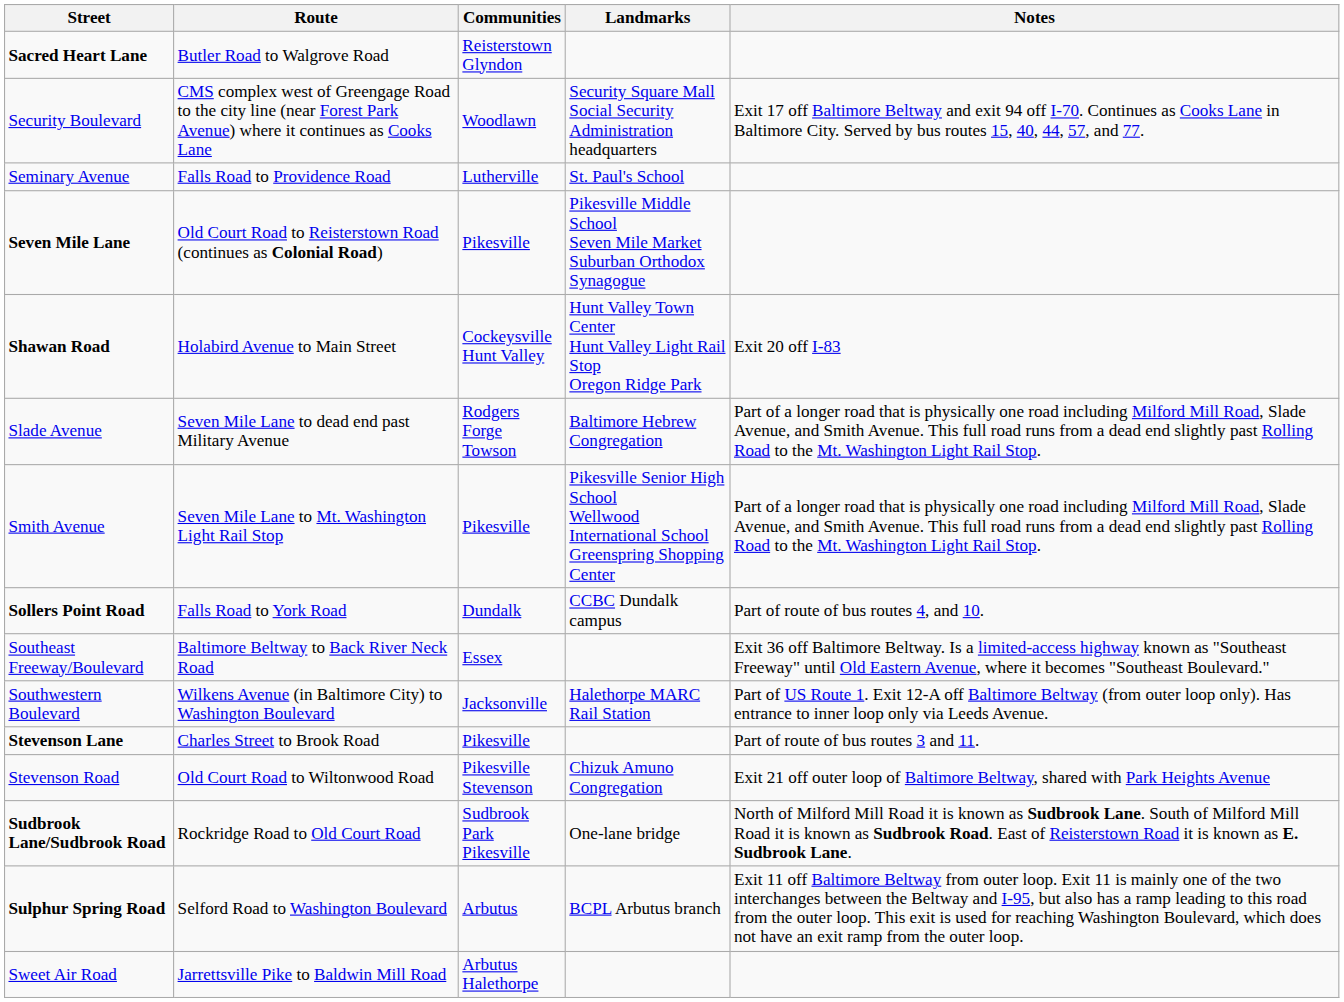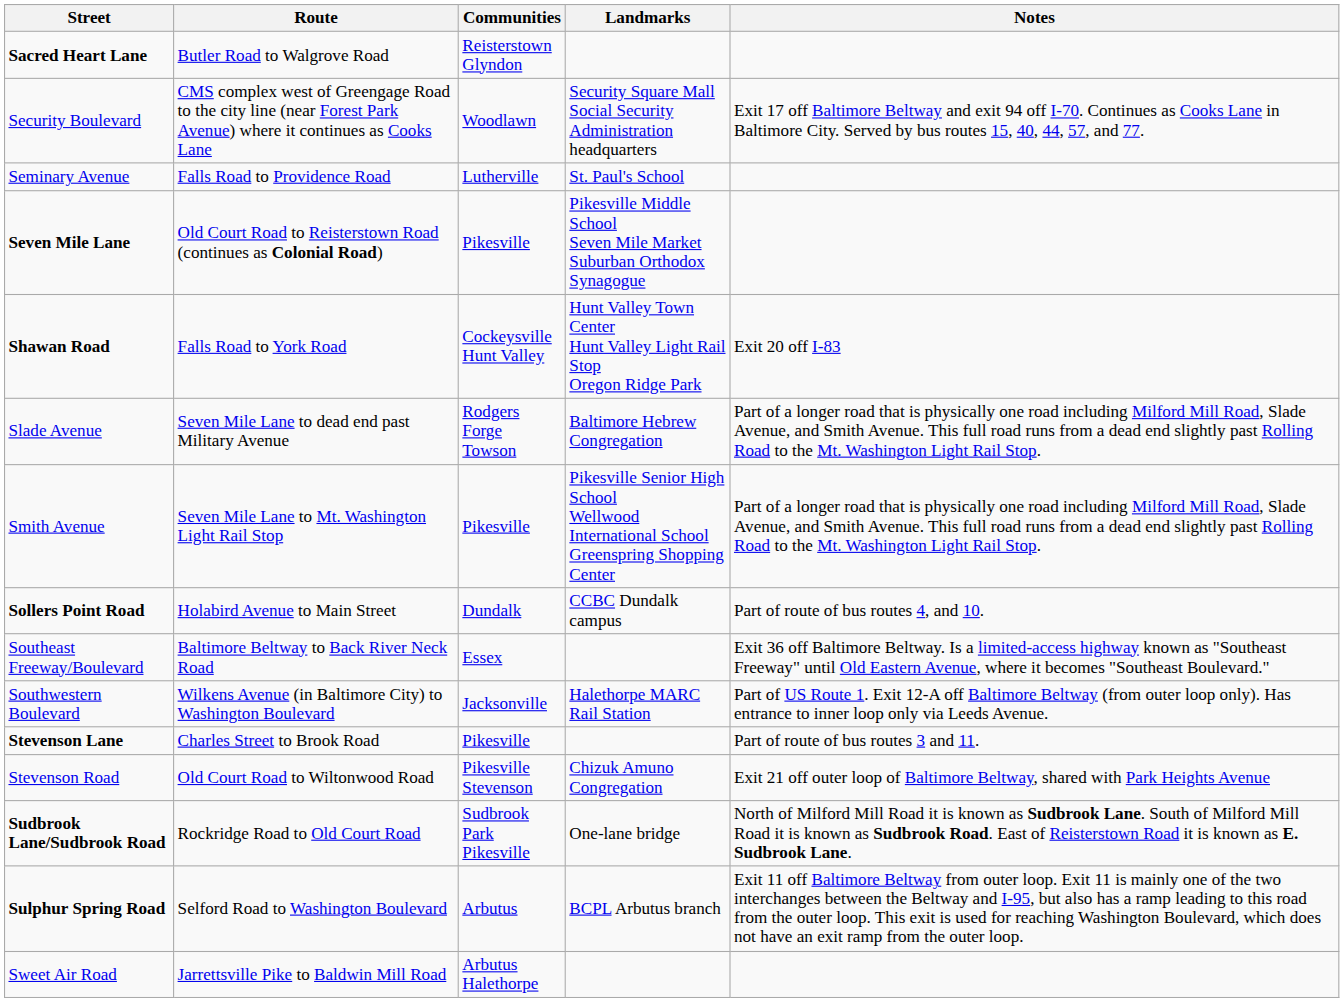(287, 346) Holabird Avenue to Main Street -> (262, 346) Falls Road to York Road
(262, 610) Falls Road to York Road -> (287, 610) Holabird Avenue to Main Street
